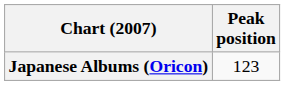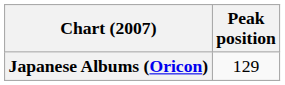(246, 66) 123 -> (246, 66) 129
